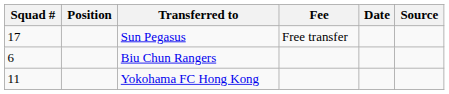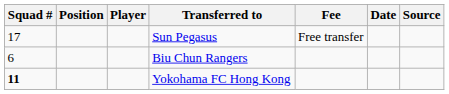+ column: (128, 15)
(14, 79) normal -> (14, 79) bold
